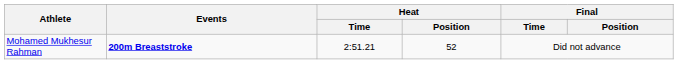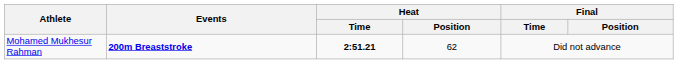(359, 47) normal -> (360, 47) bold
(451, 47) 52 -> (452, 47) 62
